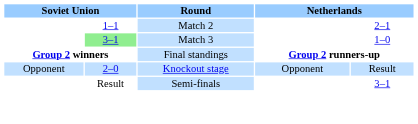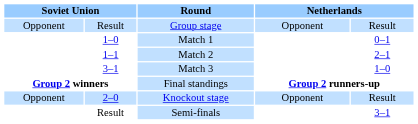+ row: (196, 25)
+ row: (196, 40)
(111, 40) lightgreen background -> (111, 69) no background
